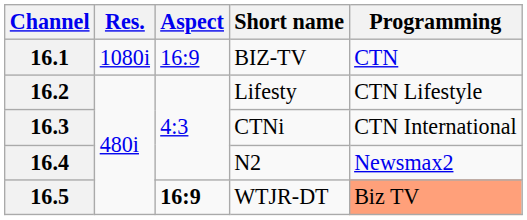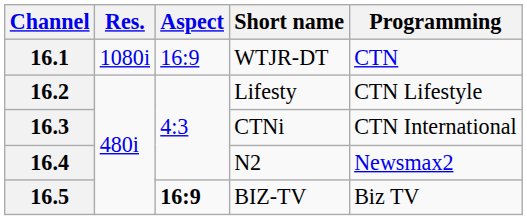(270, 57) BIZ-TV -> (281, 57) WTJR-DT
(281, 197) WTJR-DT -> (270, 197) BIZ-TV
(387, 197) lightsalmon background -> (387, 197) no background
